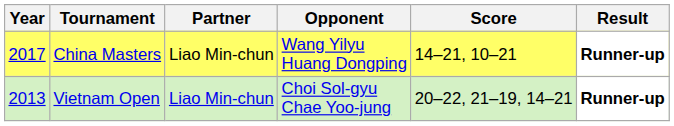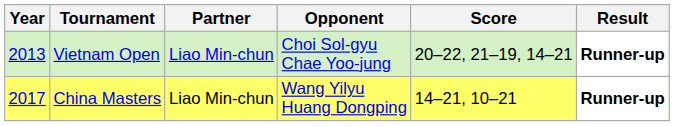rows swapped: (107, 99) <-> (107, 54)
